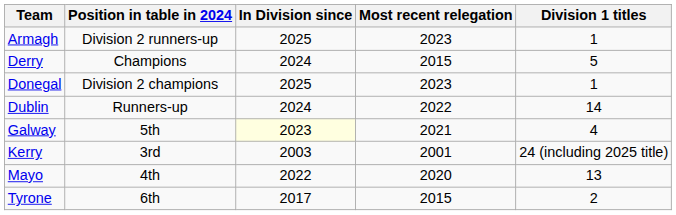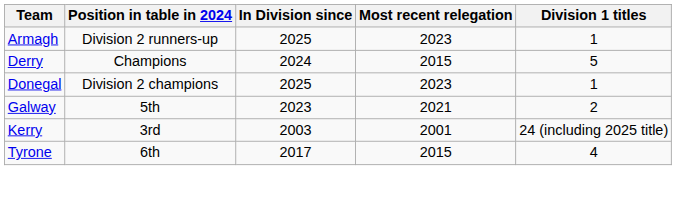- row: (28, 107)
(296, 130) lightyellow background -> (296, 107) no background
(594, 130) 4 -> (594, 107) 2
- row: (25, 175)
(594, 198) 2 -> (594, 152) 4
